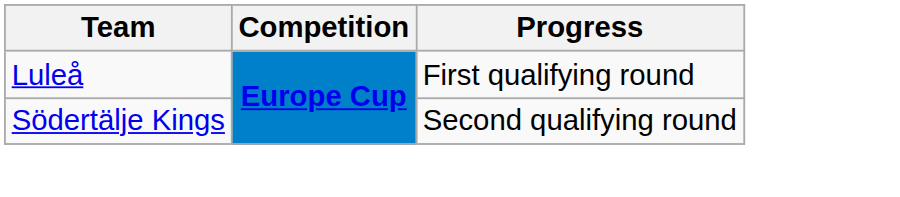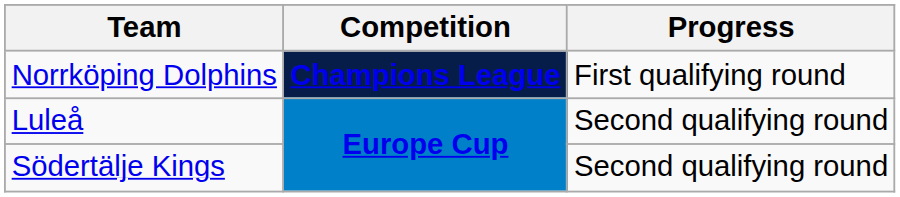+ row: (144, 74)
(559, 74) First qualifying round -> (731, 120) Second qualifying round
